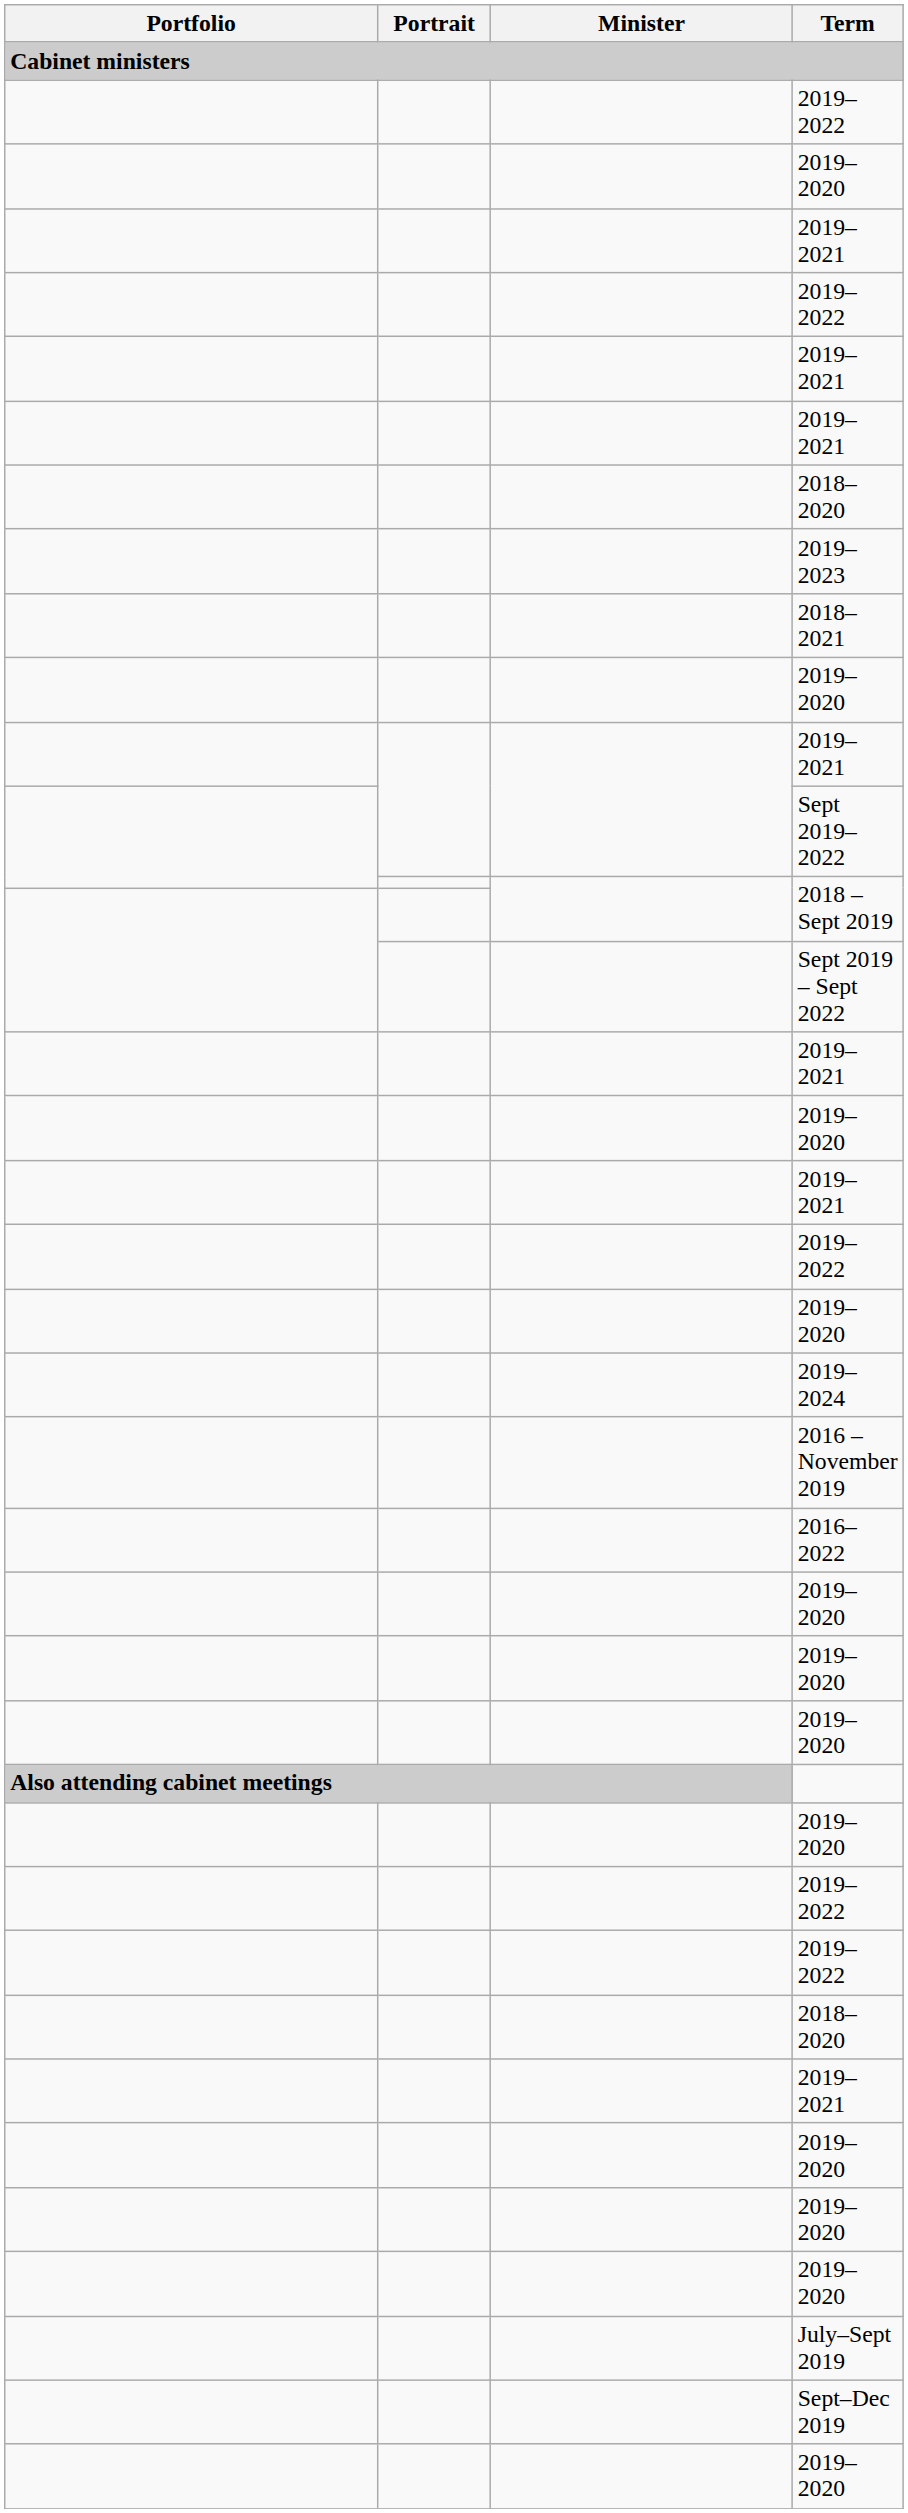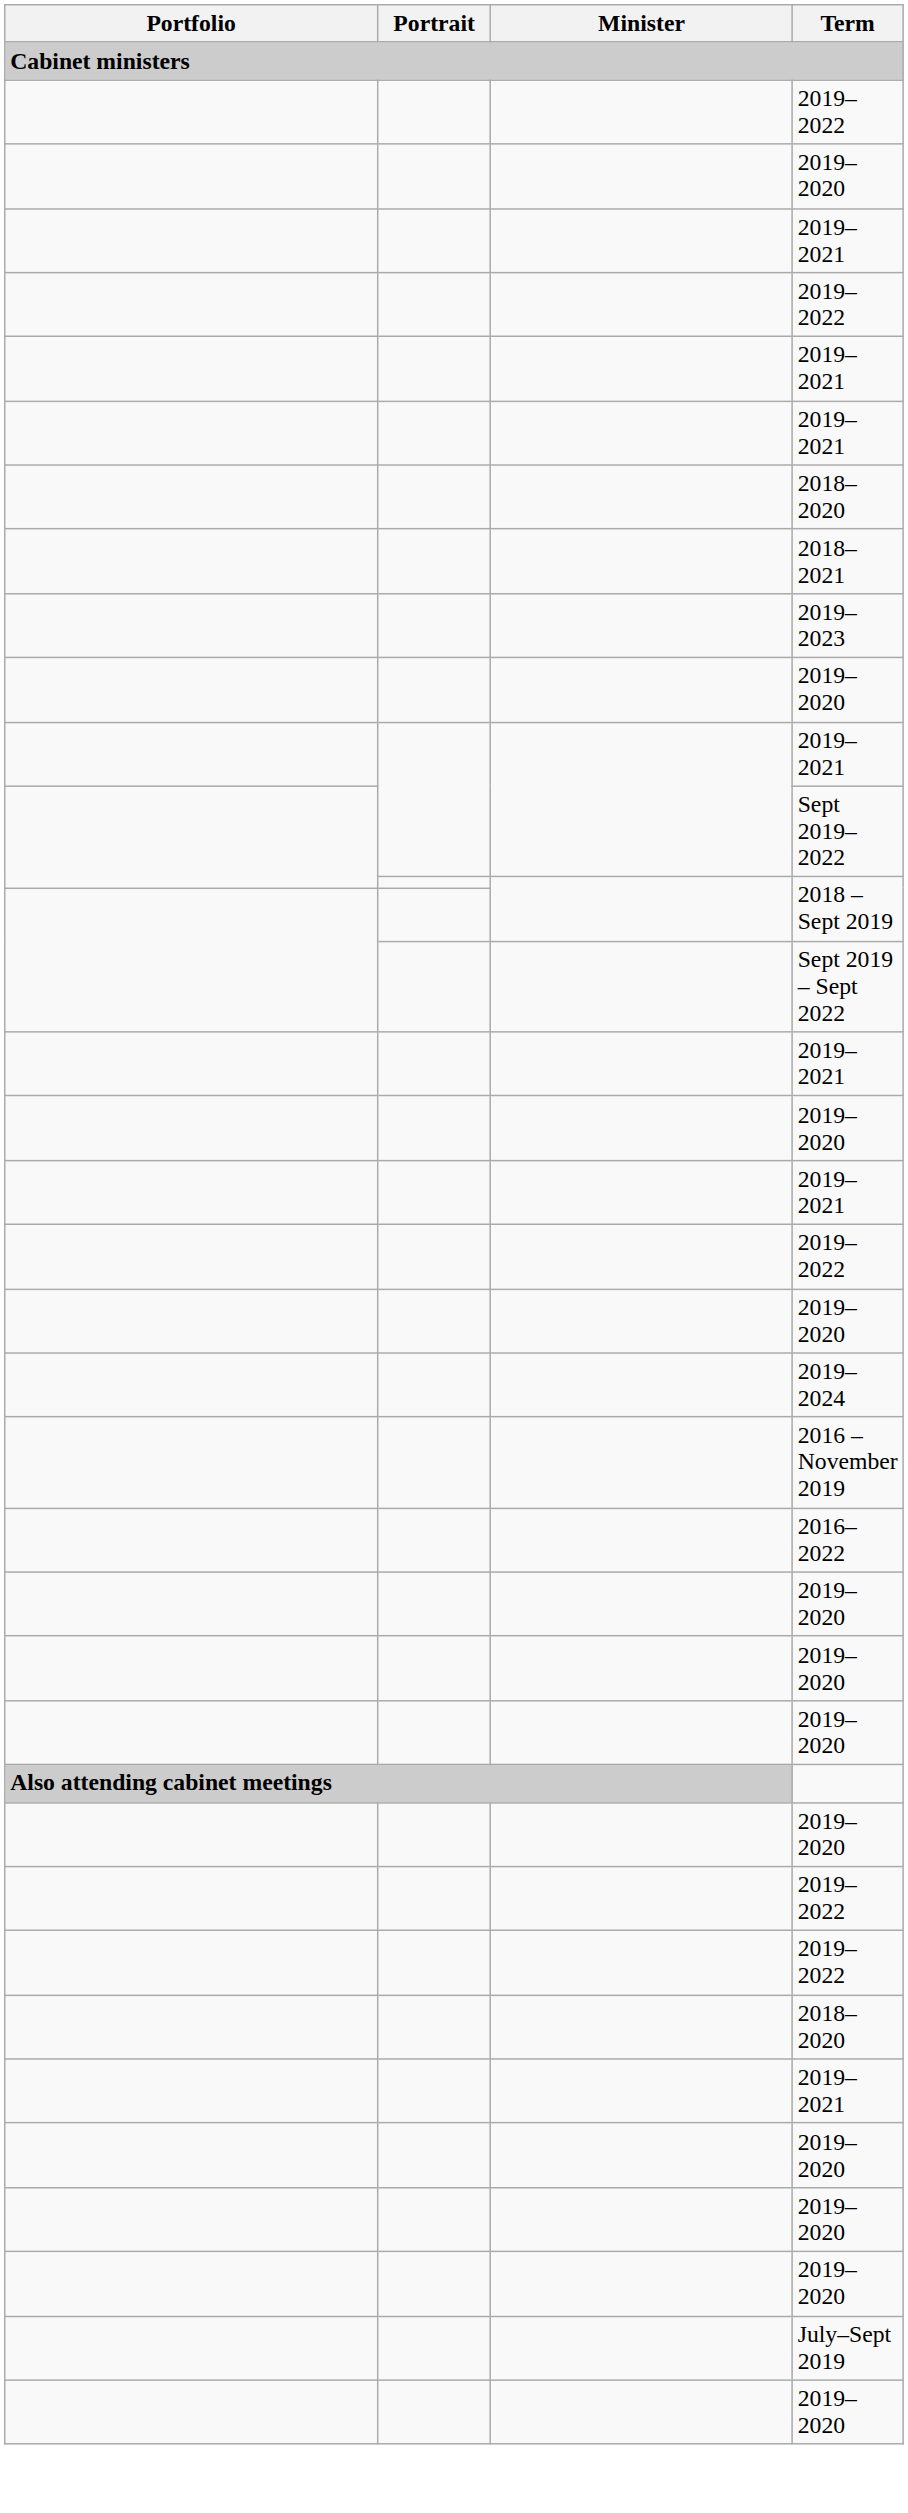rows swapped: (191, 561) <-> (191, 626)
- row: (191, 2412)
